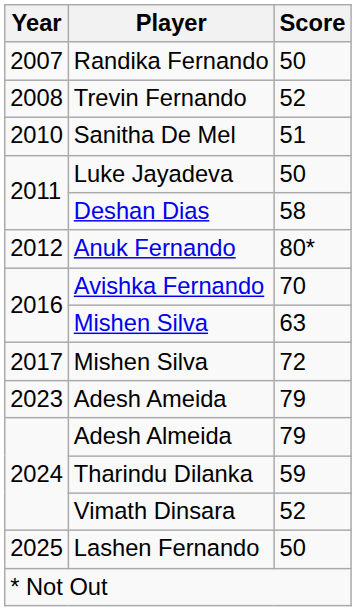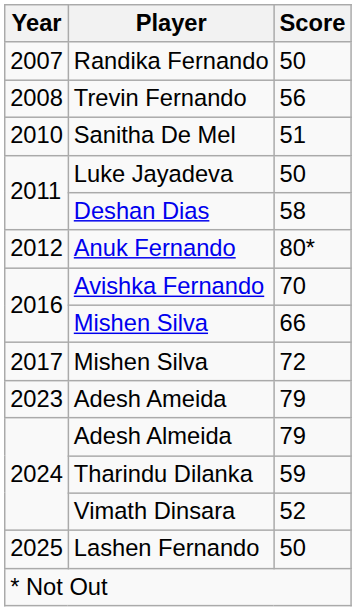(293, 98) 52 -> (293, 98) 56
(293, 323) 63 -> (293, 323) 66
